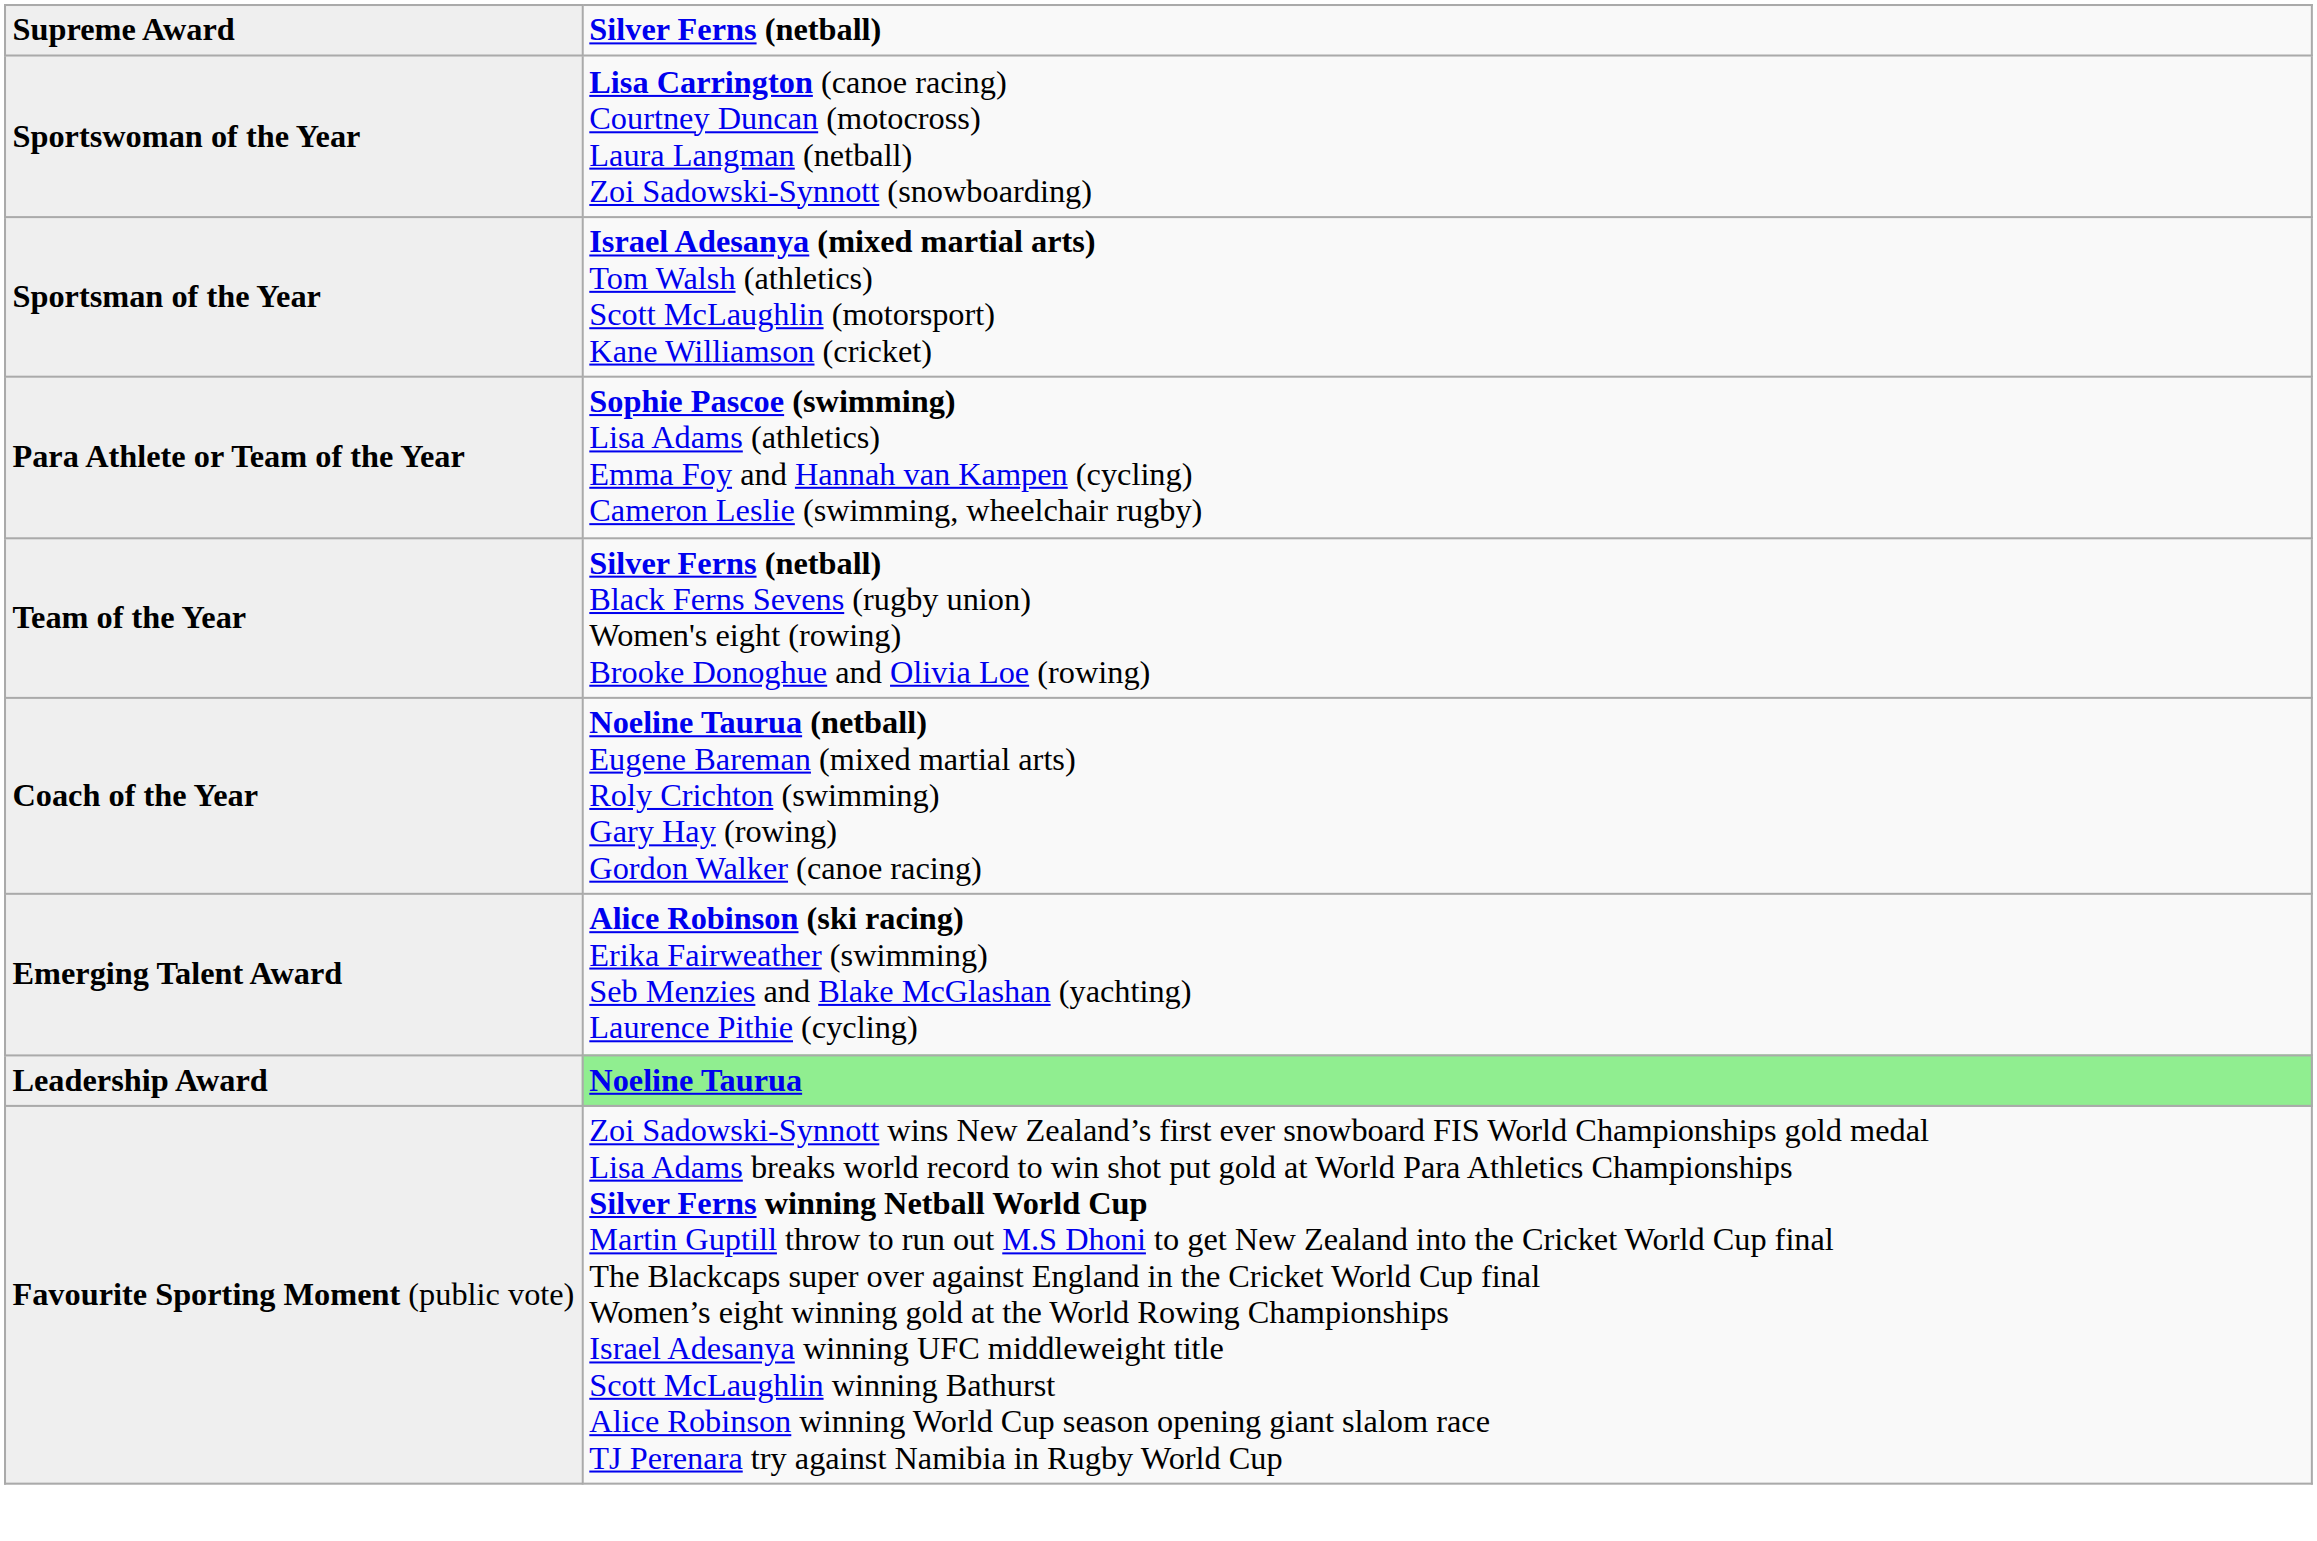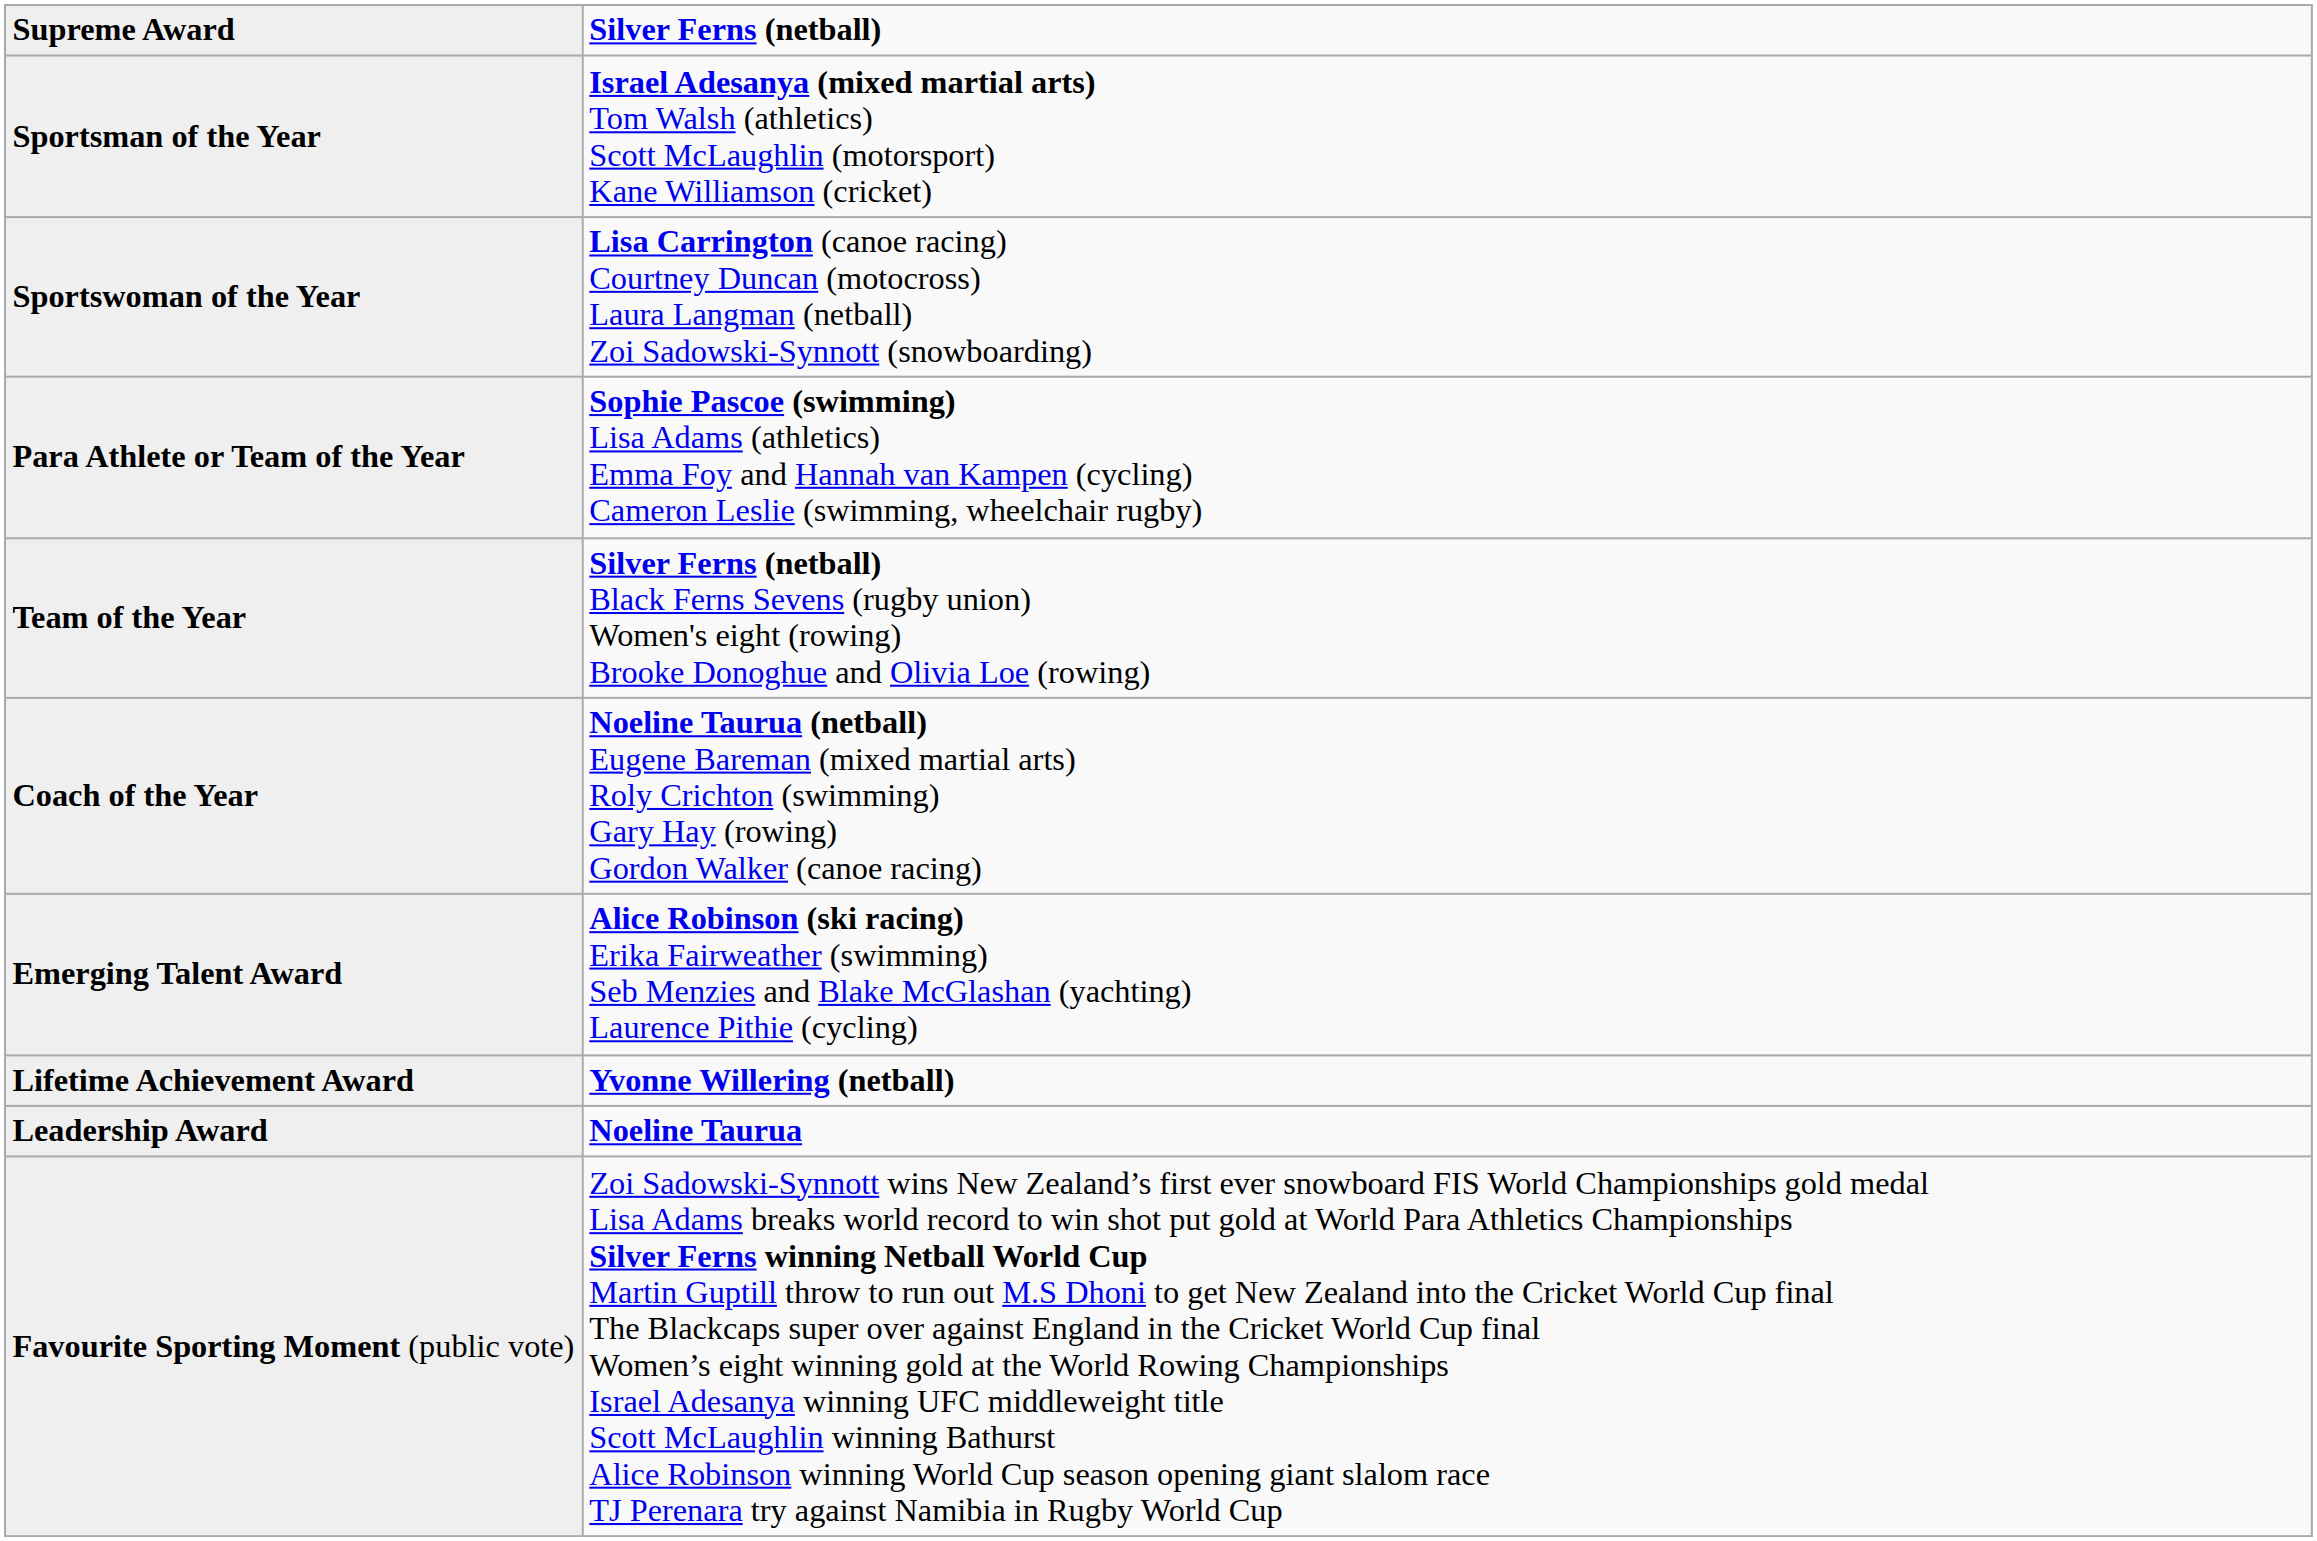rows swapped: (167, 296) <-> (186, 135)
+ row: (213, 1079)
(696, 1079) lightgreen background -> (696, 1131) no background
